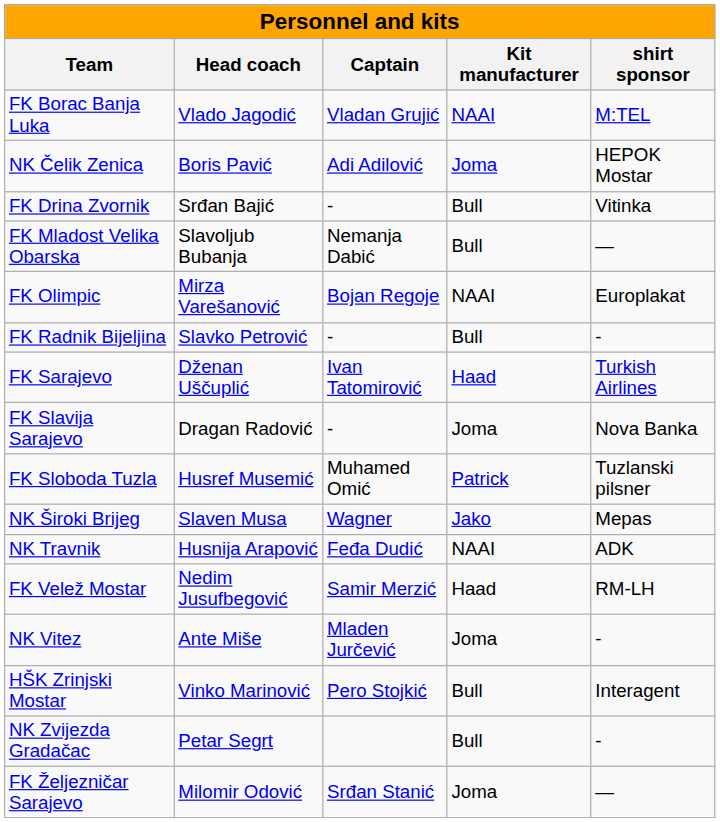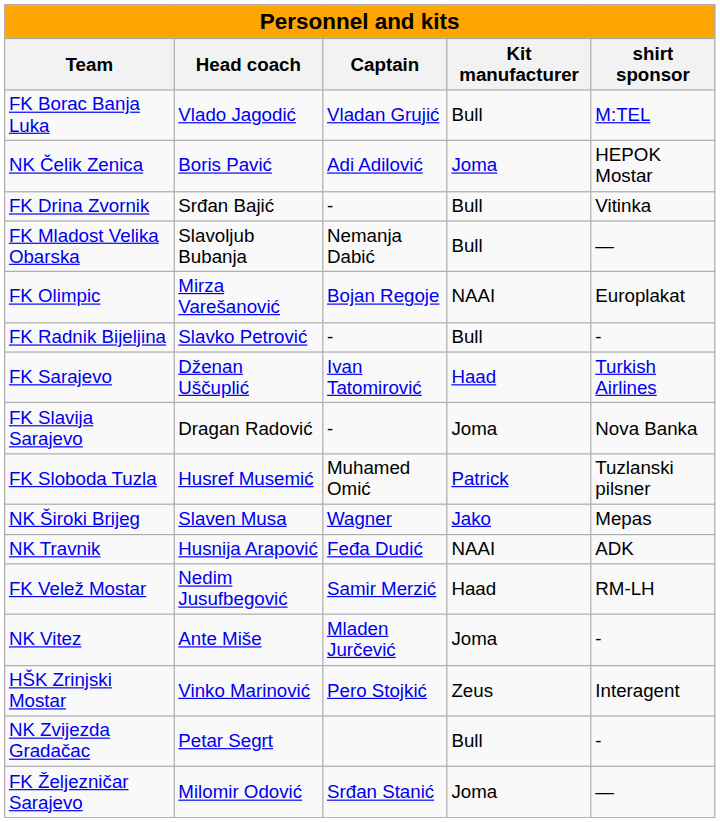(473, 114) NAAI -> (467, 114) Bull
(467, 690) Bull -> (472, 690) Zeus
